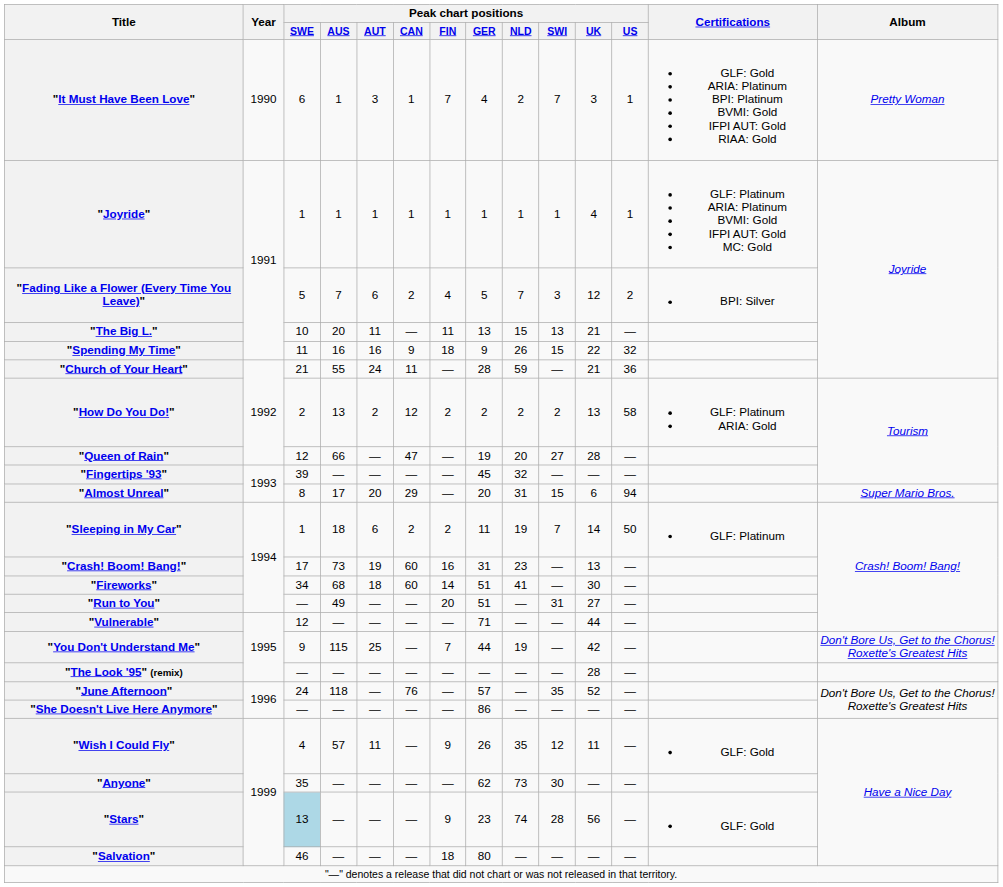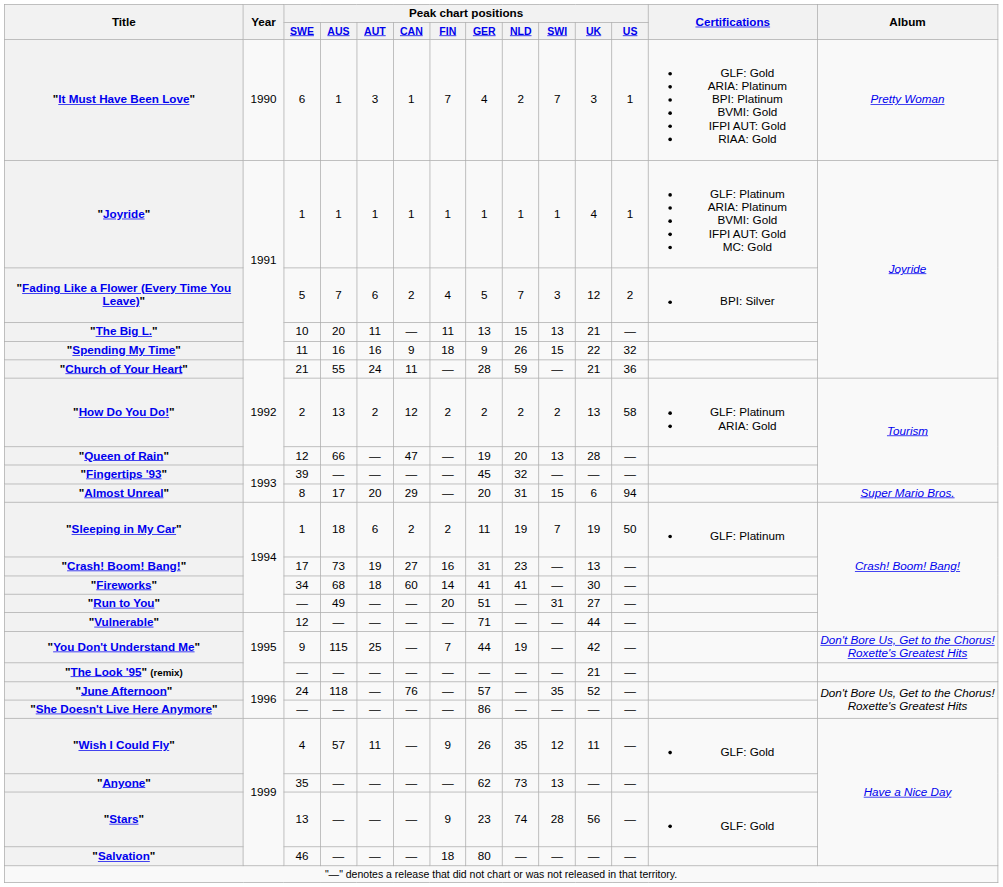(557, 455) 27 -> (557, 455) 13
(594, 529) 14 -> (594, 529) 19
(411, 566) 60 -> (411, 566) 27
(484, 585) 51 -> (484, 585) 41
(594, 672) 28 -> (594, 672) 21
(557, 782) 30 -> (557, 782) 13
(302, 819) lightblue background -> (302, 819) no background
